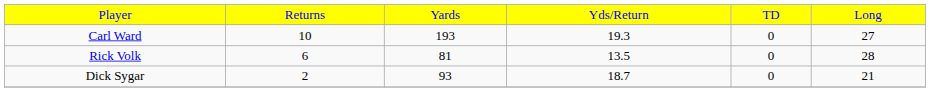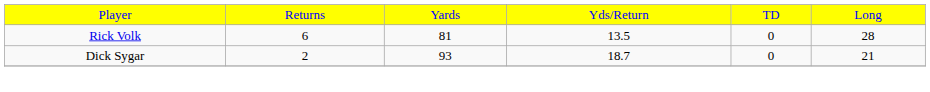- row: (115, 35)
